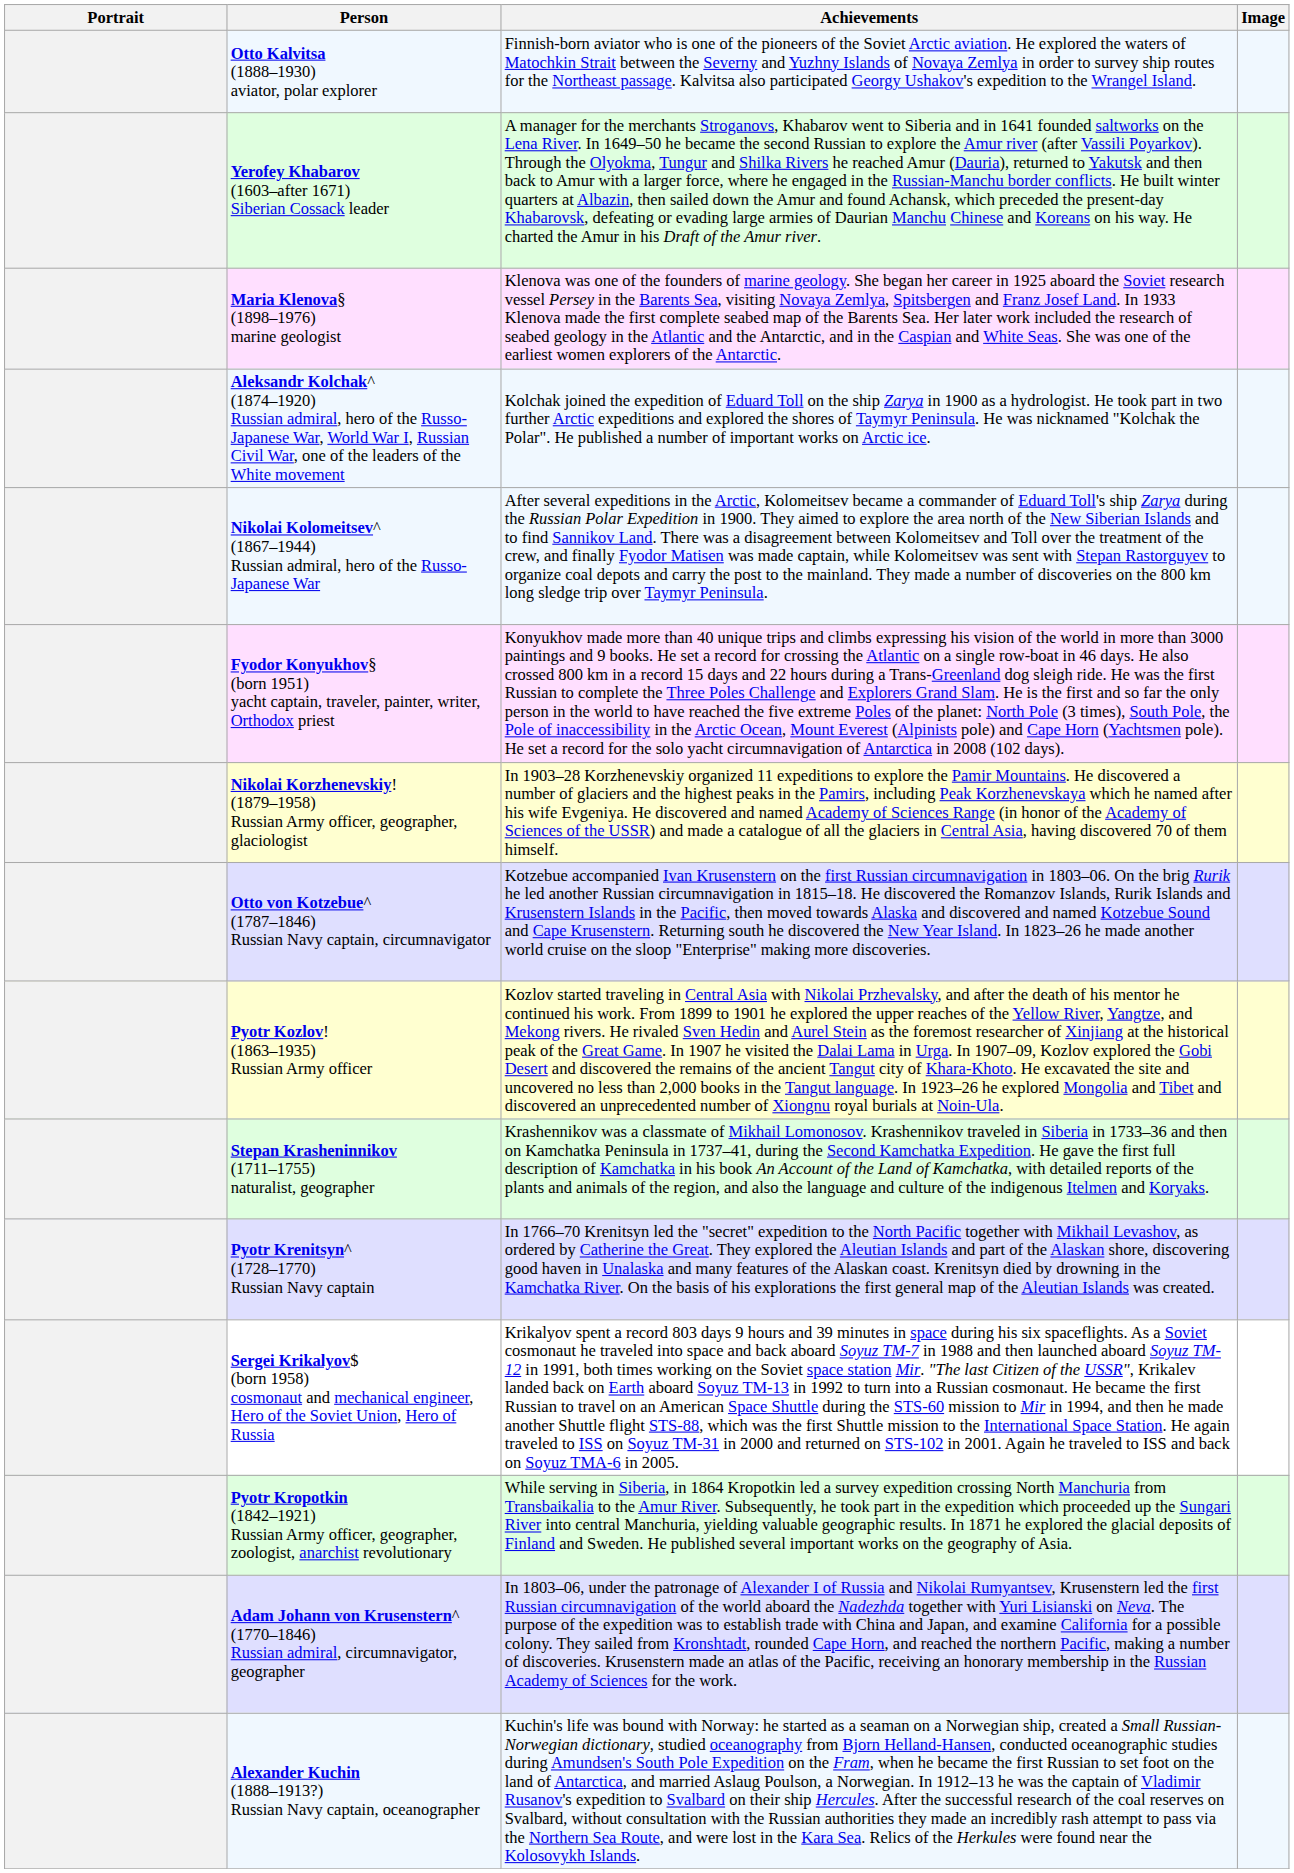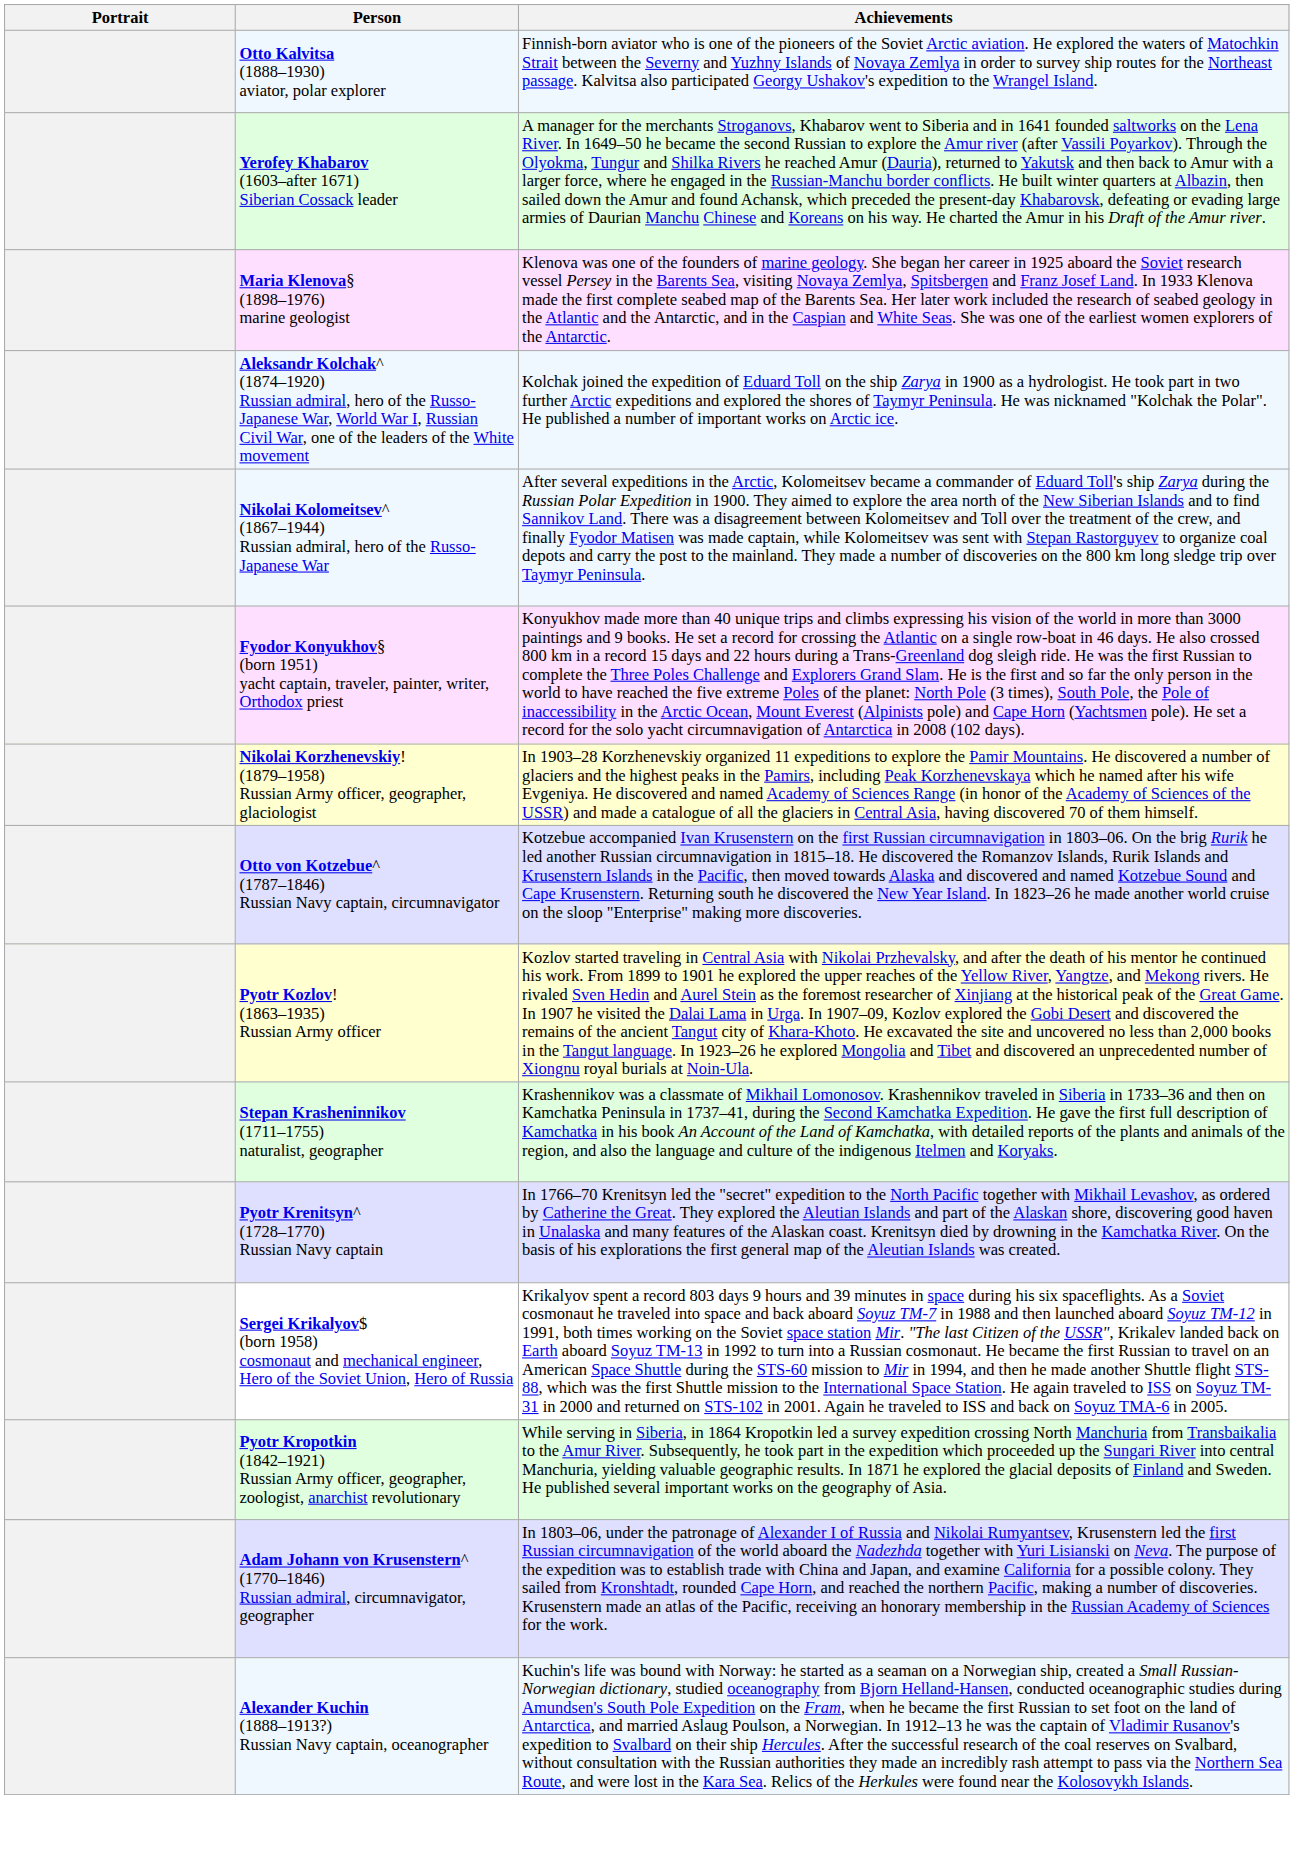- column: (1263, 17)
